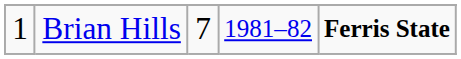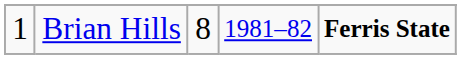(203, 29) 7 -> (203, 29) 8
